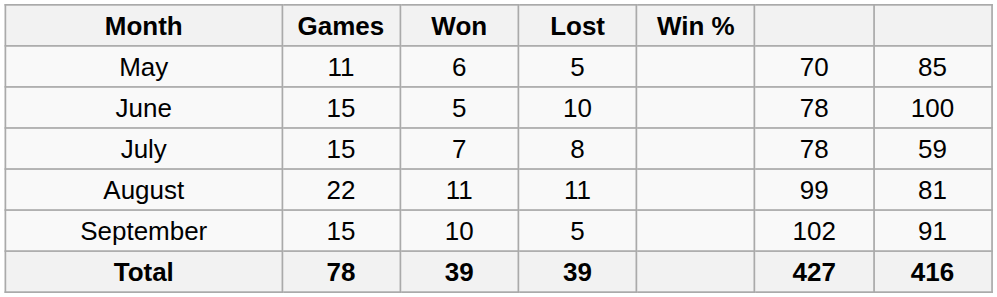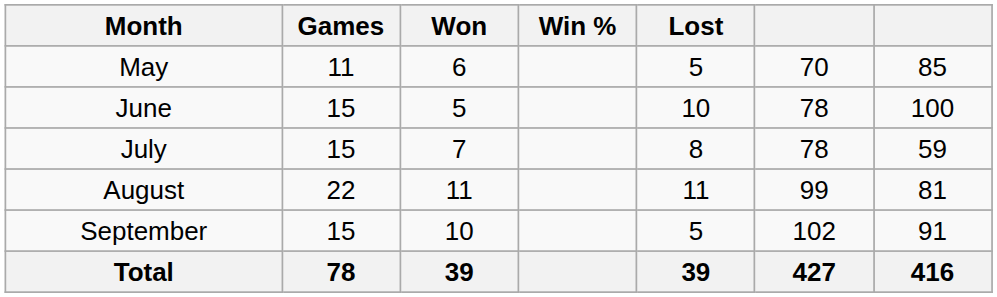columns swapped: (578, 25) <-> (696, 25)
